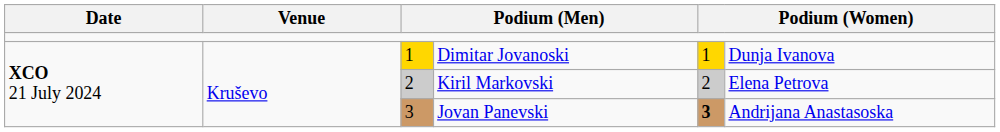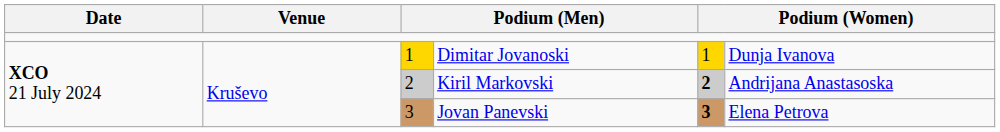(706, 83) normal -> (706, 83) bold
(778, 83) Elena Petrova -> (811, 83) Andrijana Anastasoska
(811, 112) Andrijana Anastasoska -> (778, 112) Elena Petrova
